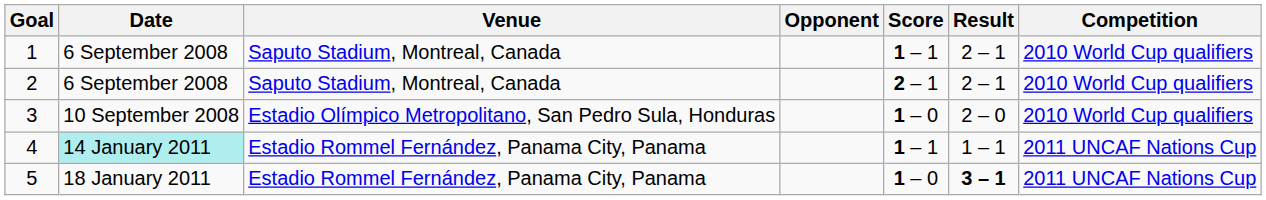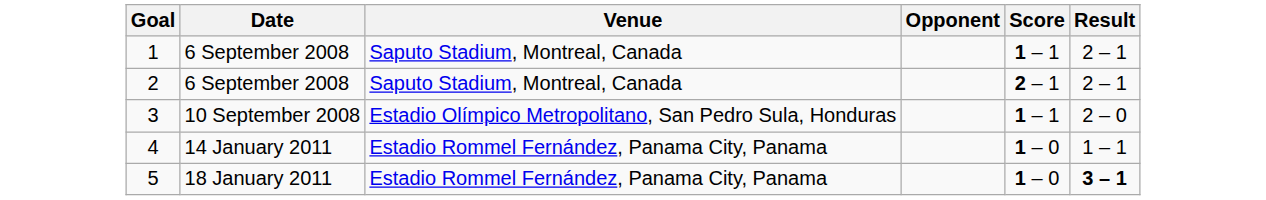- column: (1140, 20)
(916, 115) 1 – 0 -> (1037, 115) 1 – 1
(137, 147) paleturquoise background -> (258, 147) no background
(916, 147) 1 – 1 -> (1037, 147) 1 – 0
